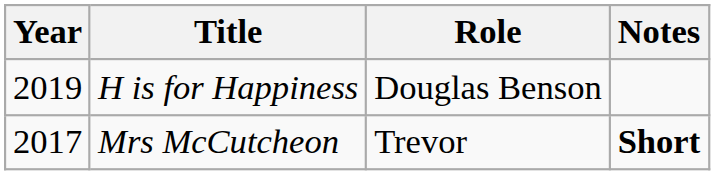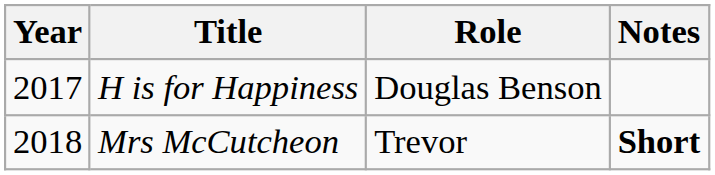(48, 86) 2019 -> (48, 86) 2017
(48, 141) 2017 -> (48, 141) 2018
